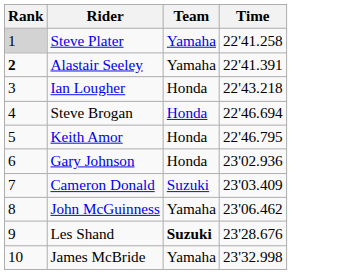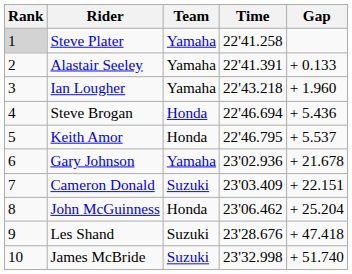+ column: (317, 16)
(12, 64) bold -> (12, 64) normal
(187, 88) Honda -> (191, 88) Yamaha
(187, 161) Honda -> (191, 161) Yamaha
(191, 209) Yamaha -> (187, 209) Honda
(189, 233) bold -> (188, 233) normal
(191, 257) Yamaha -> (188, 257) Suzuki
